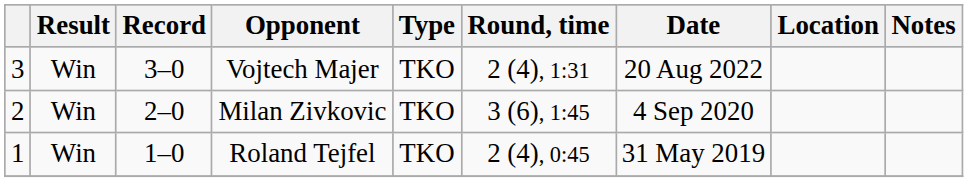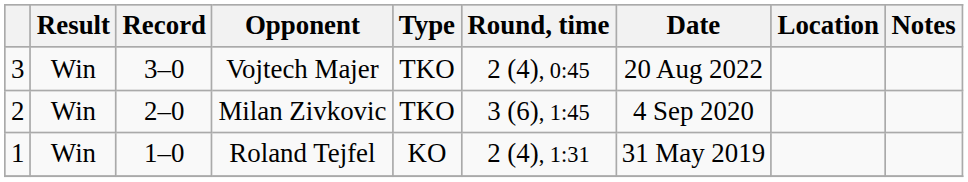(538, 68) 2 (4), 1:31 -> (538, 68) 2 (4), 0:45
(427, 153) TKO -> (427, 153) KO
(538, 153) 2 (4), 0:45 -> (538, 153) 2 (4), 1:31
